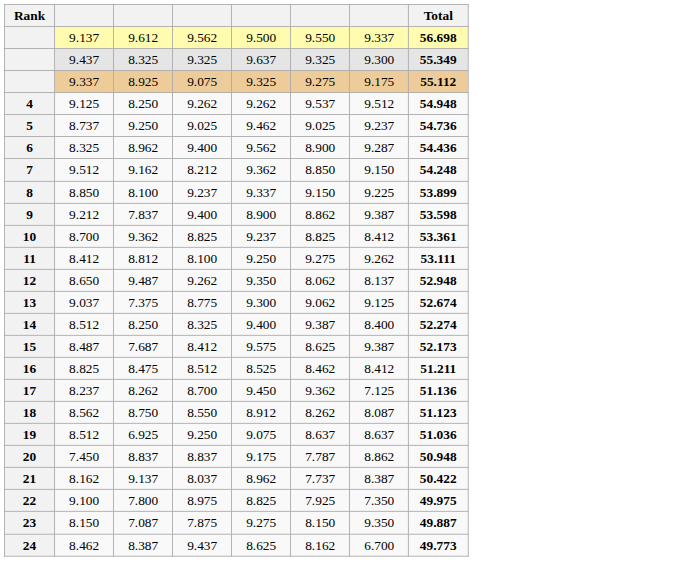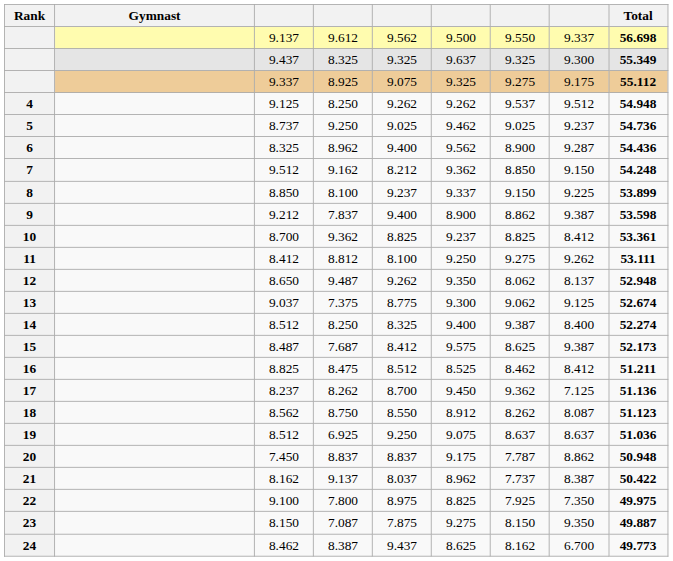+ column: (155, 15)
